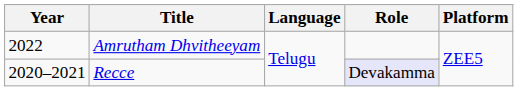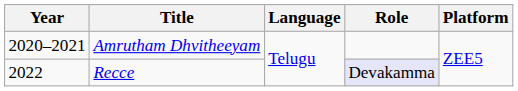(26, 45) 2022 -> (47, 45) 2020–2021
(47, 72) 2020–2021 -> (26, 72) 2022
